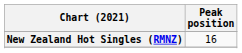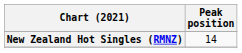(211, 39) 16 -> (211, 39) 14
